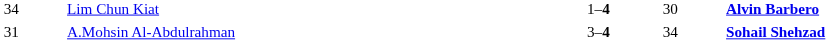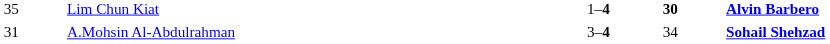(11, 8) 34 -> (11, 8) 35
(670, 8) normal -> (670, 8) bold
